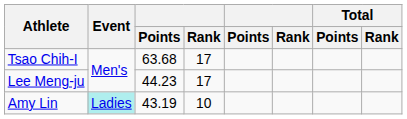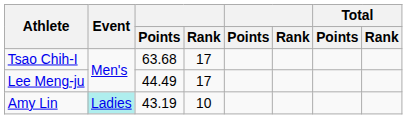(159, 81) 44.23 -> (159, 81) 44.49
